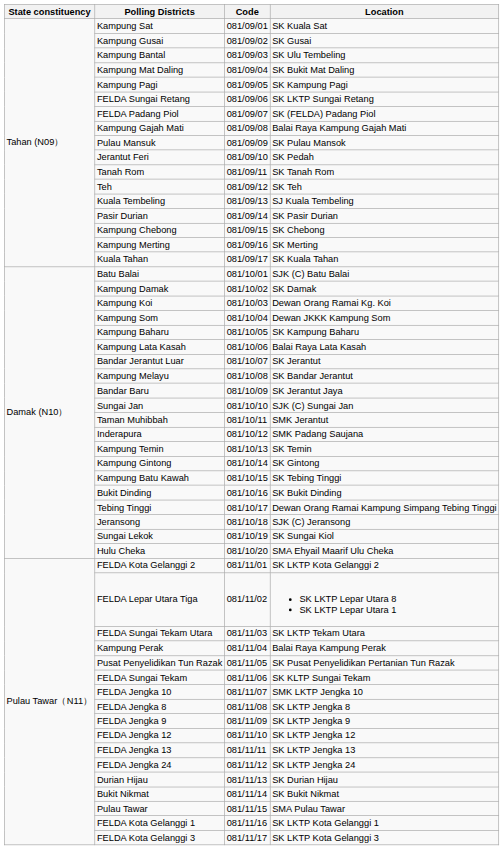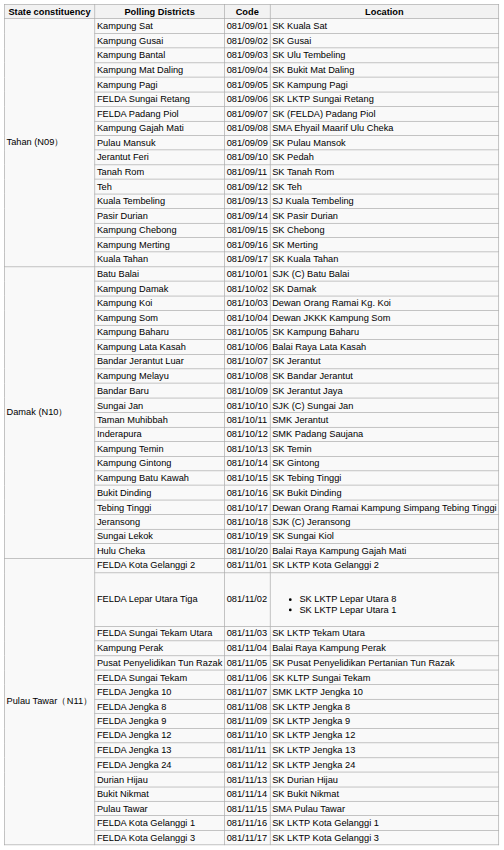(339, 128) Balai Raya Kampung Gajah Mati -> (333, 128) SMA Ehyail Maarif Ulu Cheka
(333, 551) SMA Ehyail Maarif Ulu Cheka -> (339, 551) Balai Raya Kampung Gajah Mati
